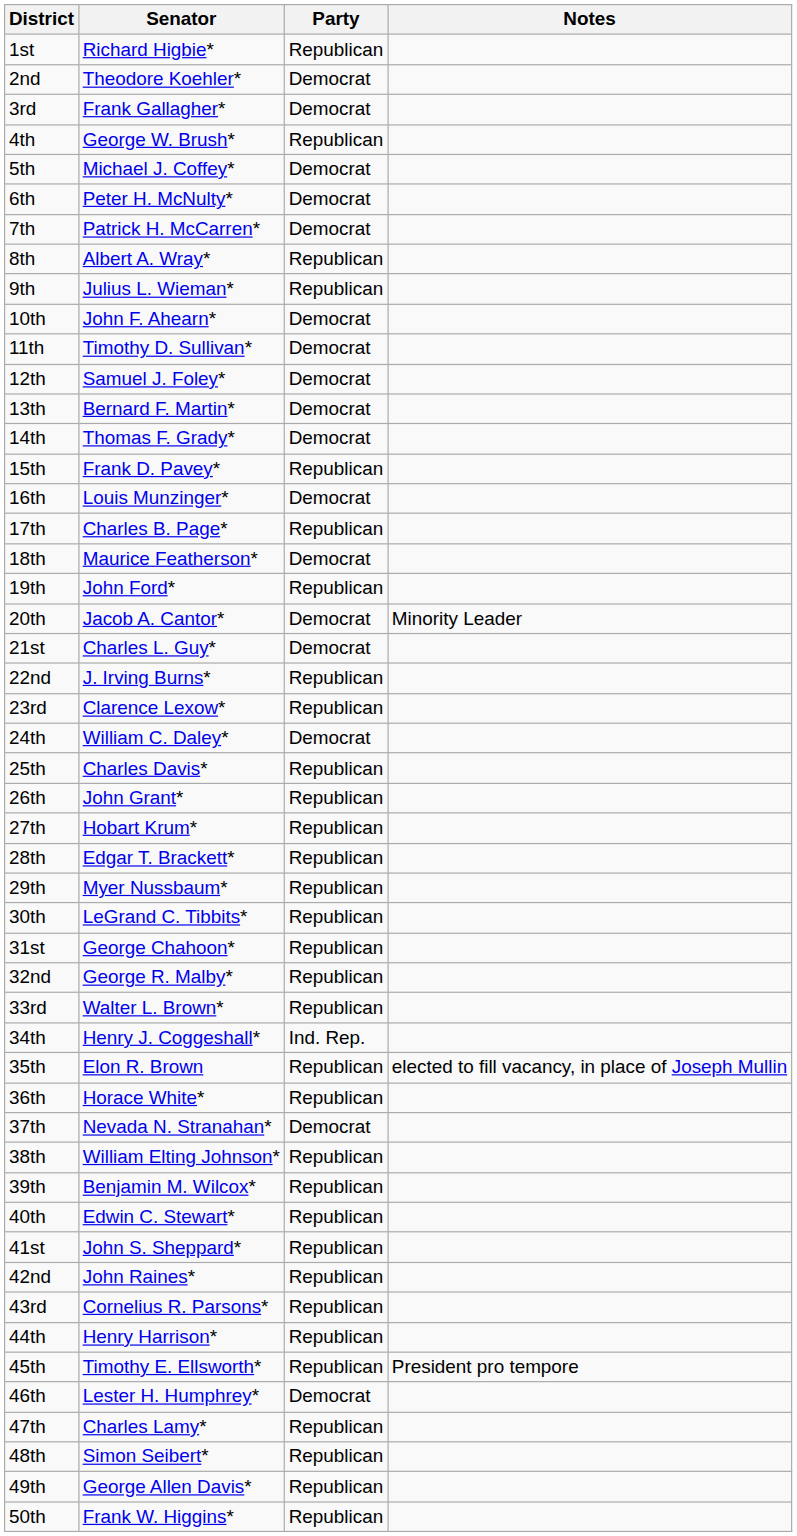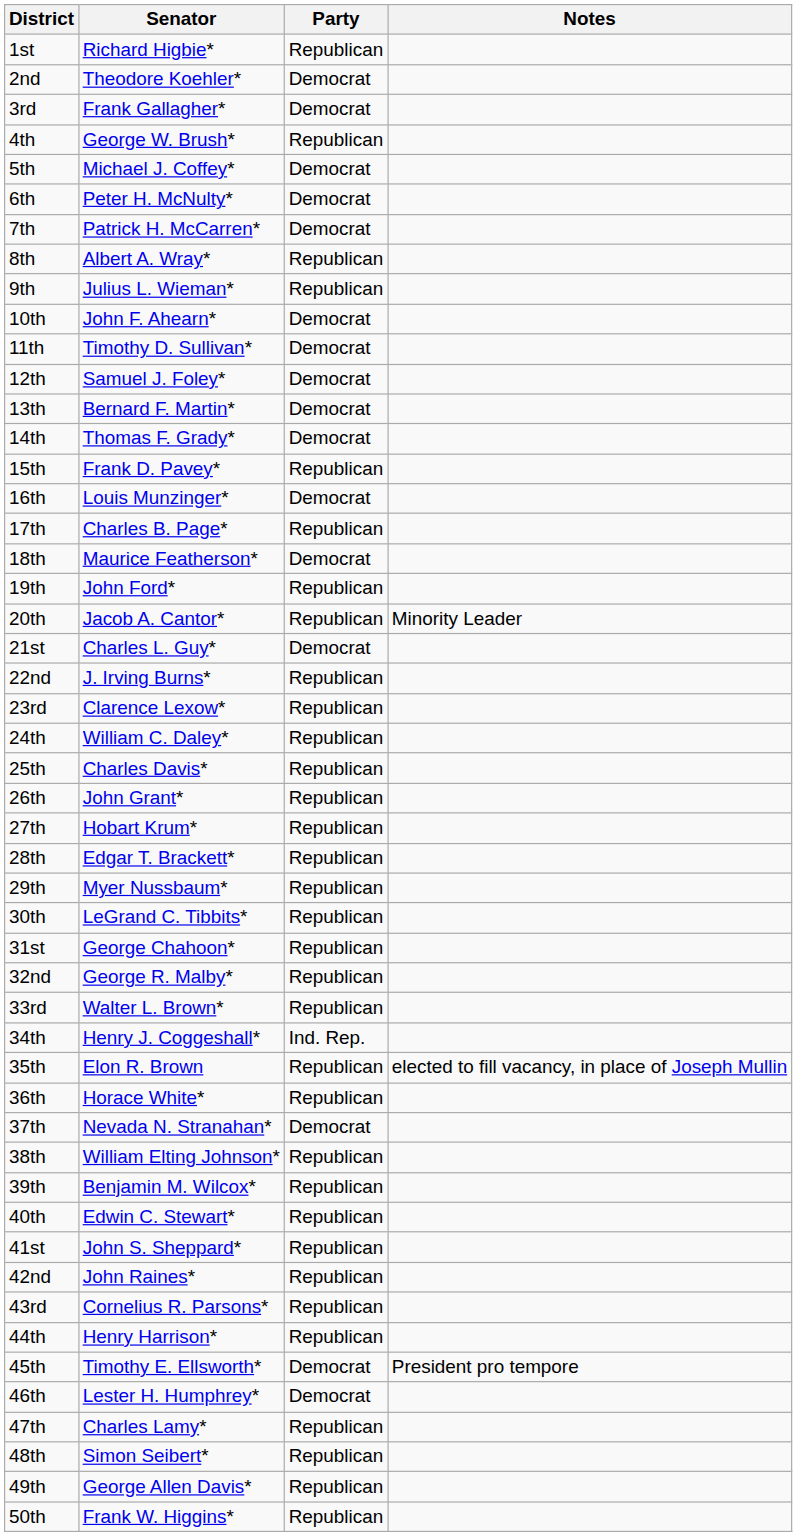(330, 618) Democrat -> (336, 618) Republican
(330, 738) Democrat -> (336, 738) Republican
(336, 1366) Republican -> (330, 1366) Democrat
